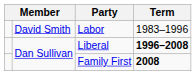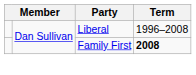- row: (91, 29)
(162, 45) bold -> (162, 29) normal
